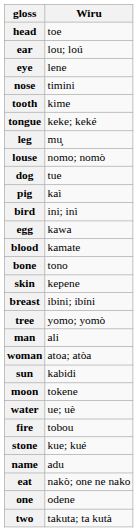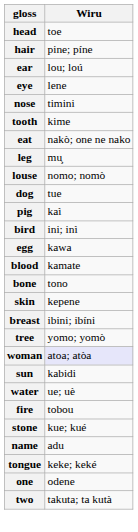+ row: (25, 49)
rows swapped: (25, 121) <-> (25, 481)
- row: (25, 337)
(69, 355) no background -> (69, 355) lavender background
- row: (25, 391)
